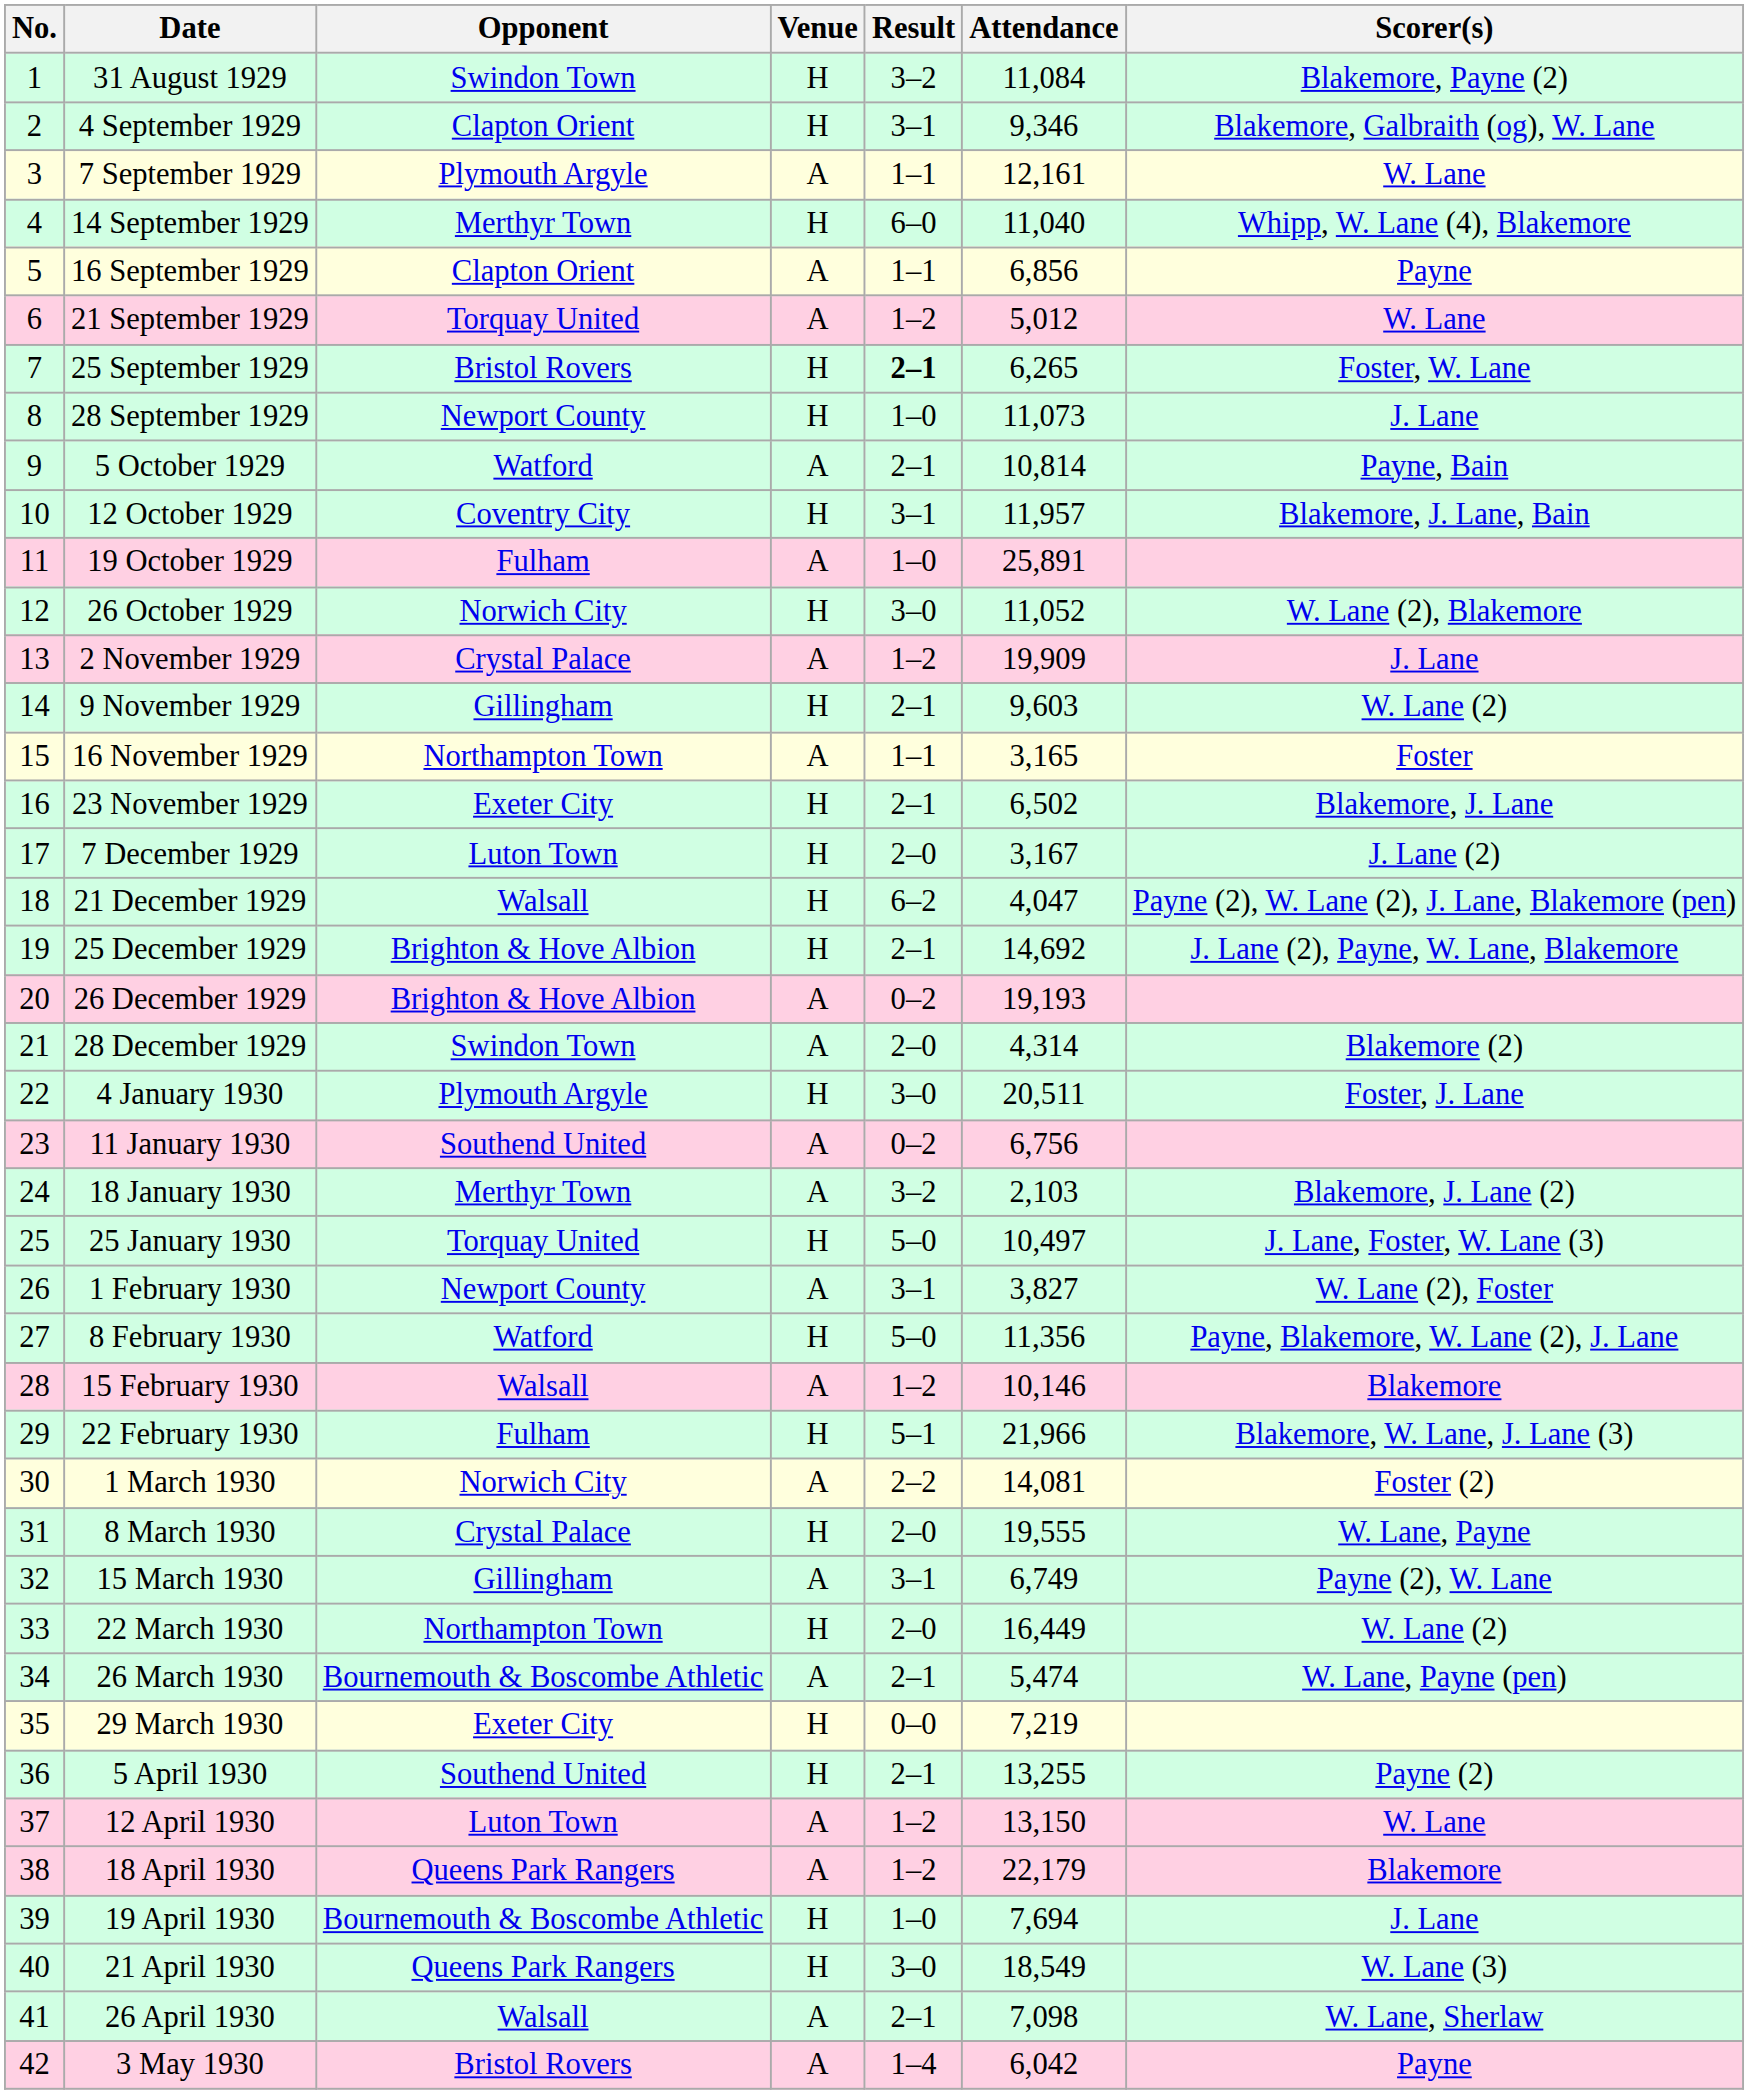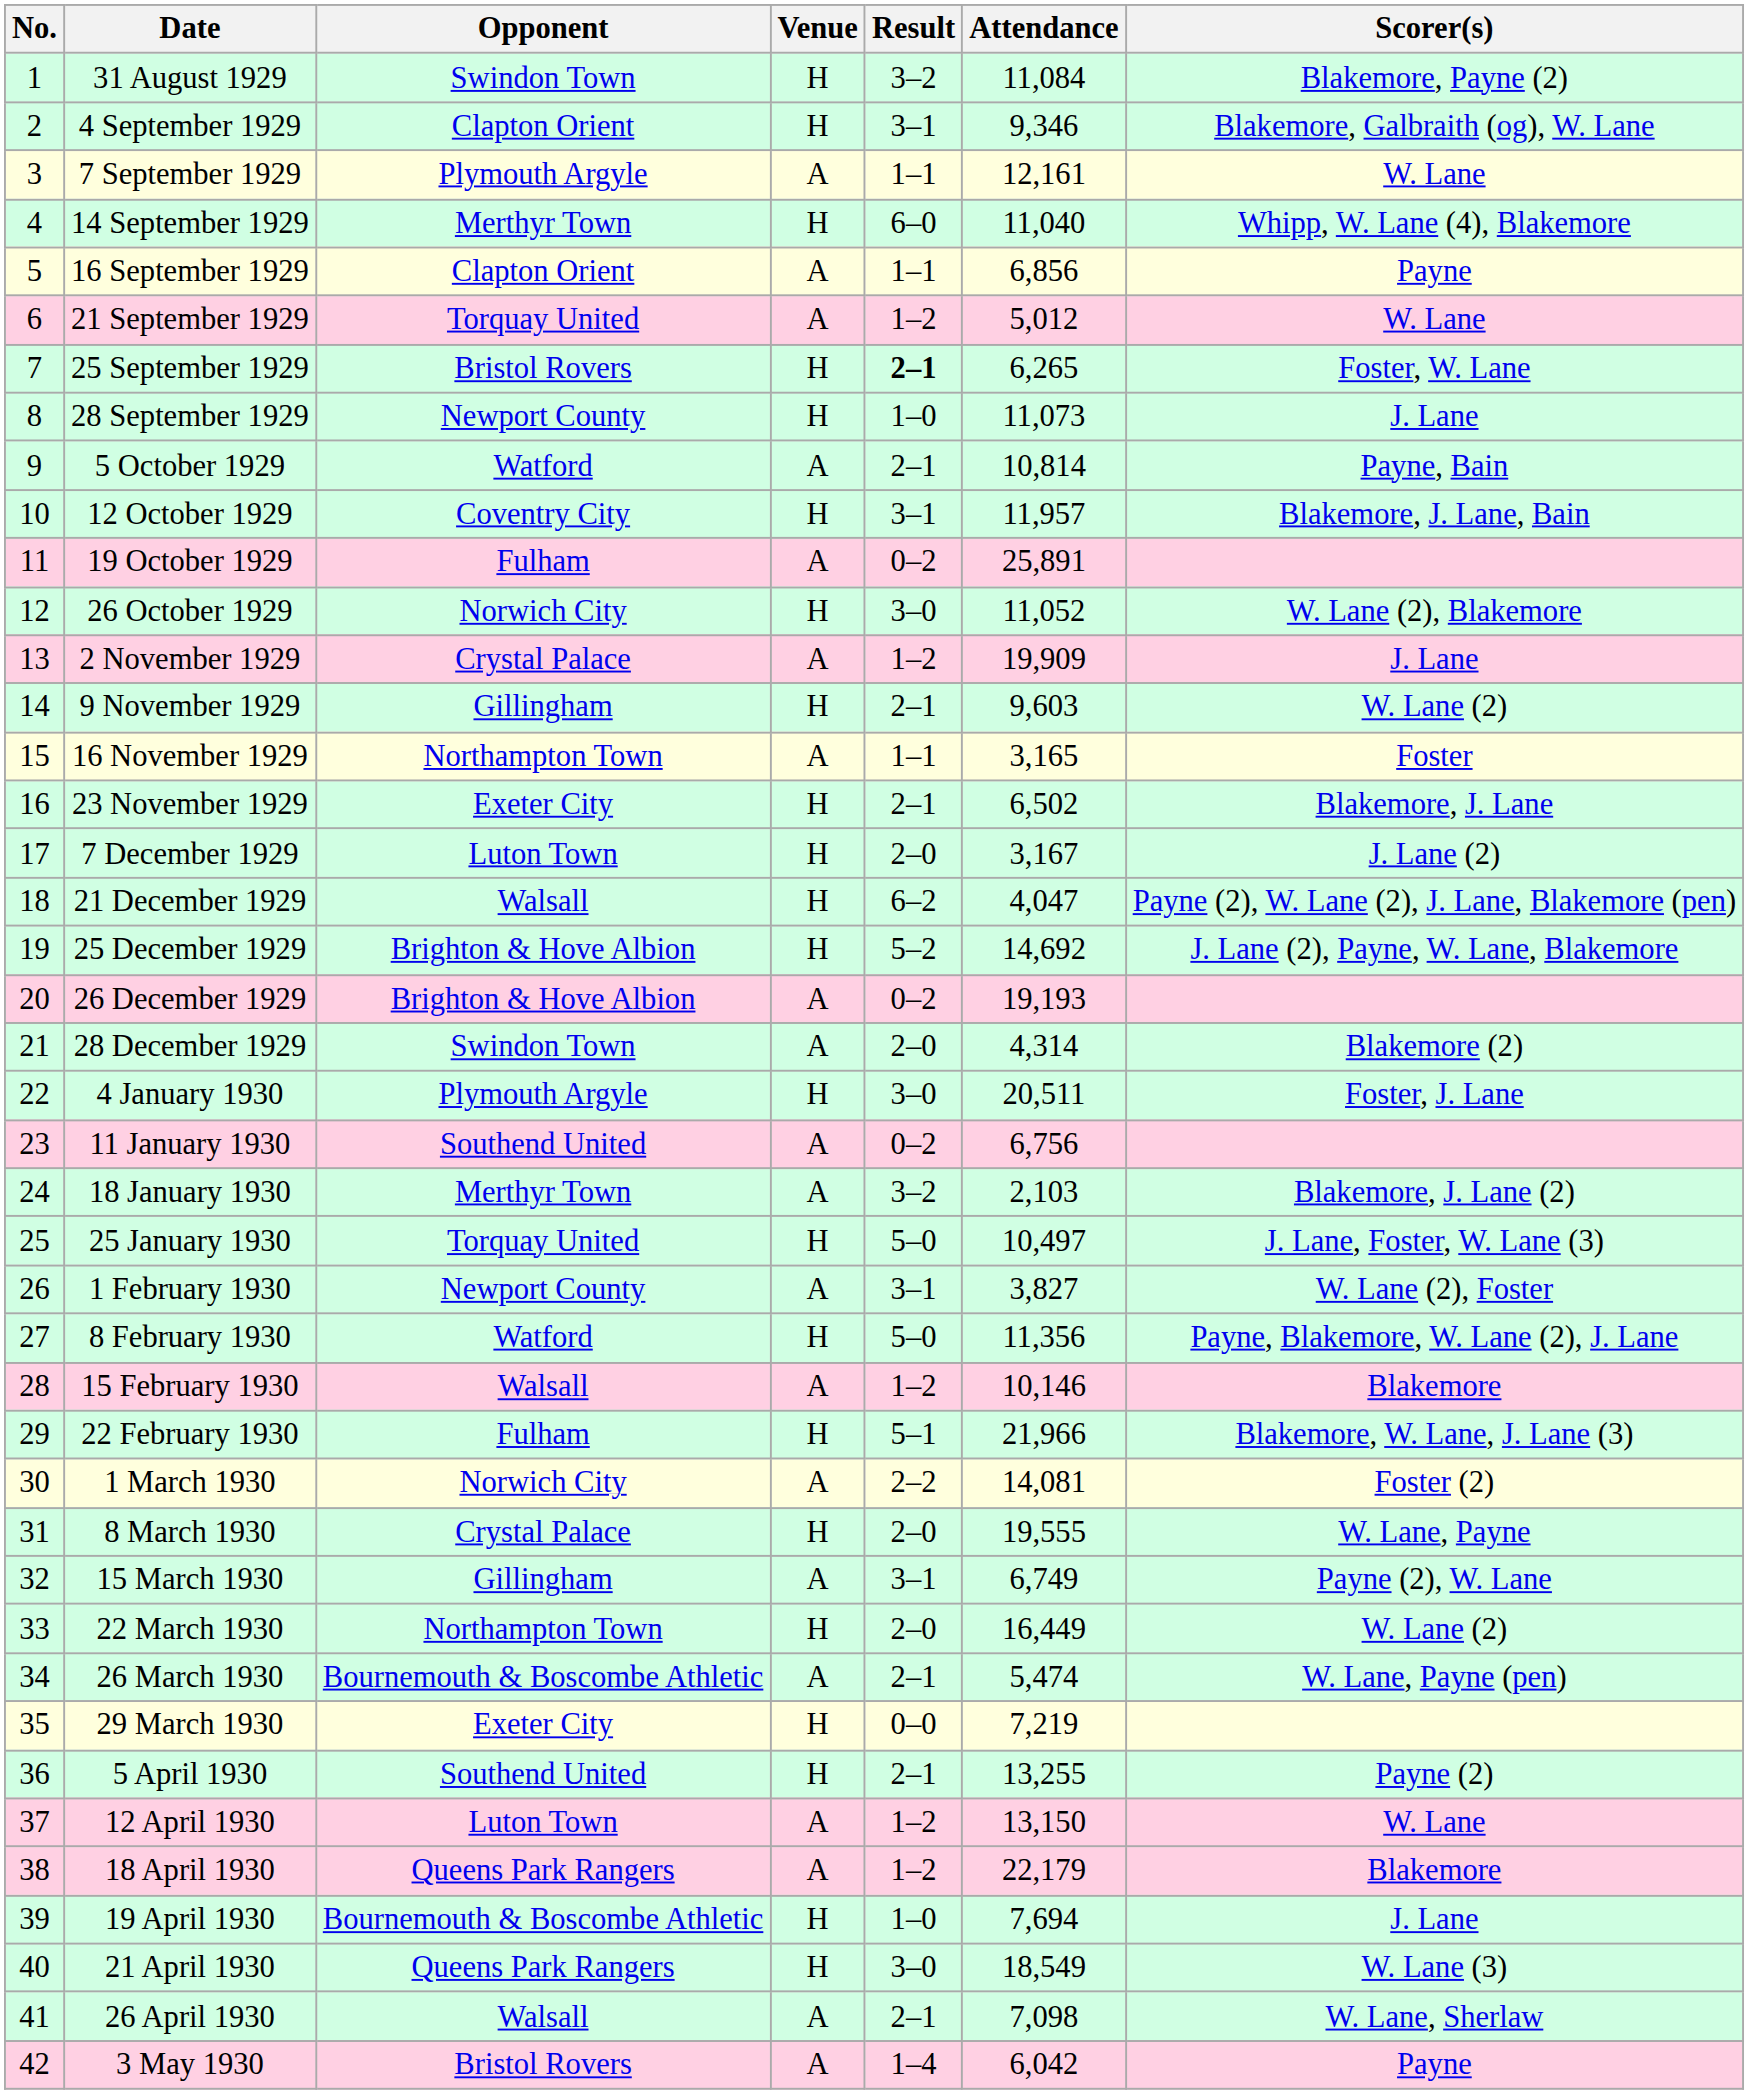(914, 561) 1–0 -> (914, 561) 0–2
(914, 949) 2–1 -> (914, 949) 5–2
